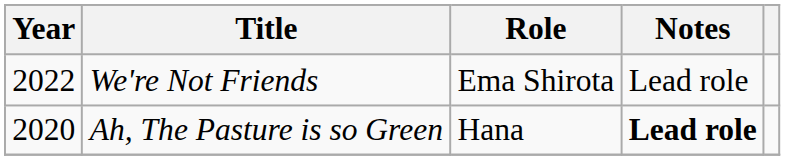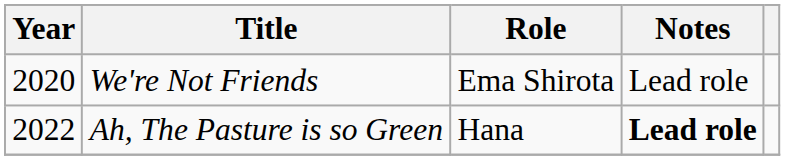(44, 79) 2022 -> (44, 79) 2020
(44, 129) 2020 -> (44, 129) 2022
